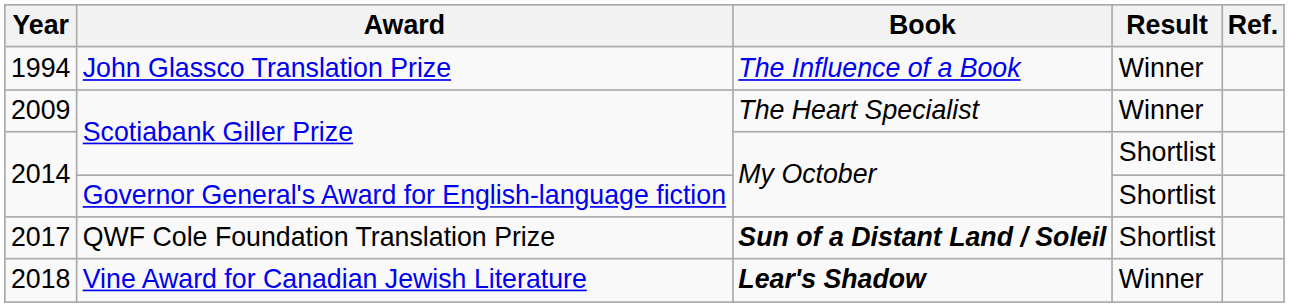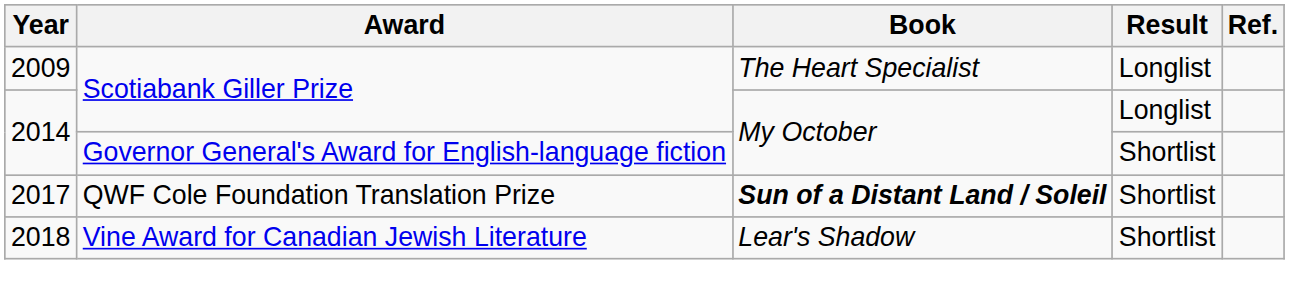- row: (41, 68)
(1161, 110) Winner -> (1165, 68) Longlist
(1167, 152) Shortlist -> (1165, 110) Longlist
(832, 279) bold -> (826, 237) normal
(1161, 279) Winner -> (1167, 237) Shortlist
